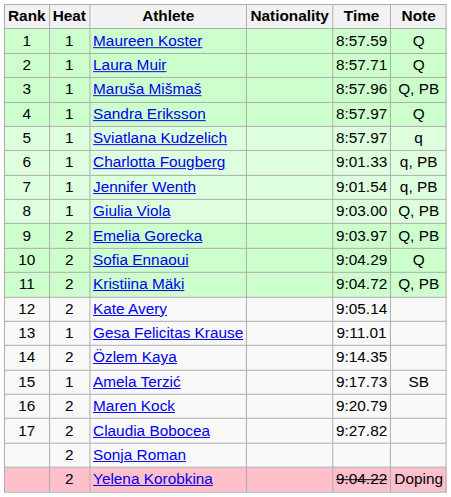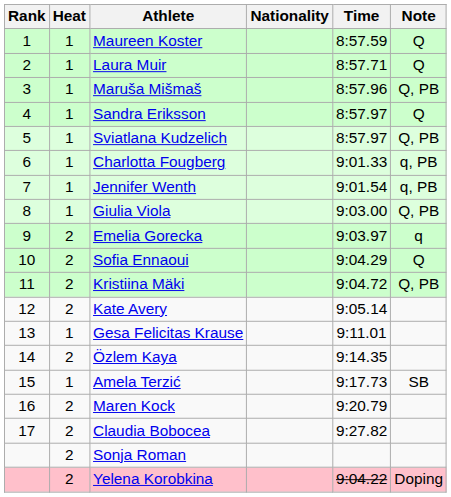(419, 138) q -> (419, 138) Q, PB
(419, 235) Q, PB -> (419, 235) q
